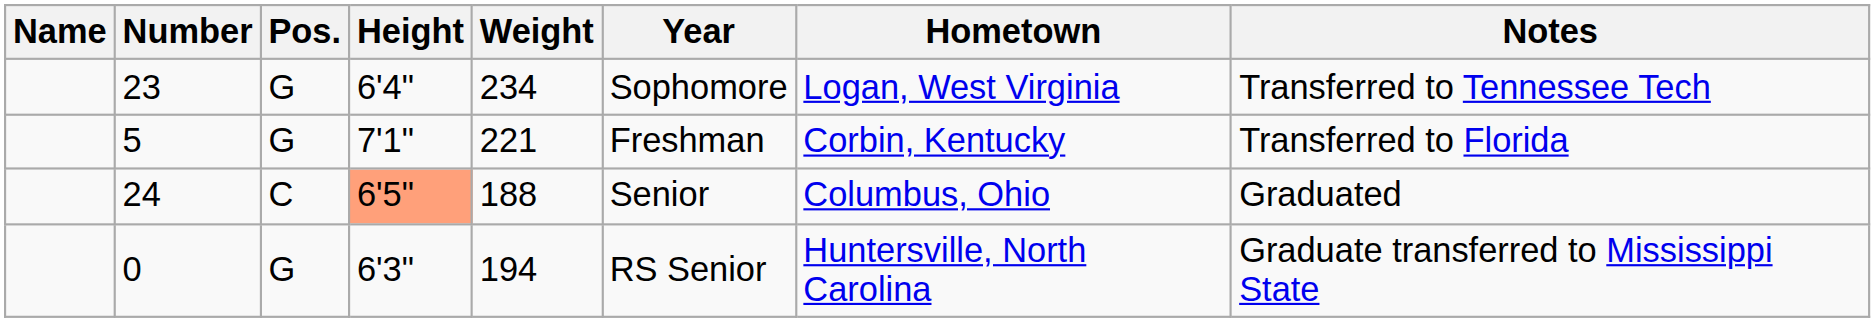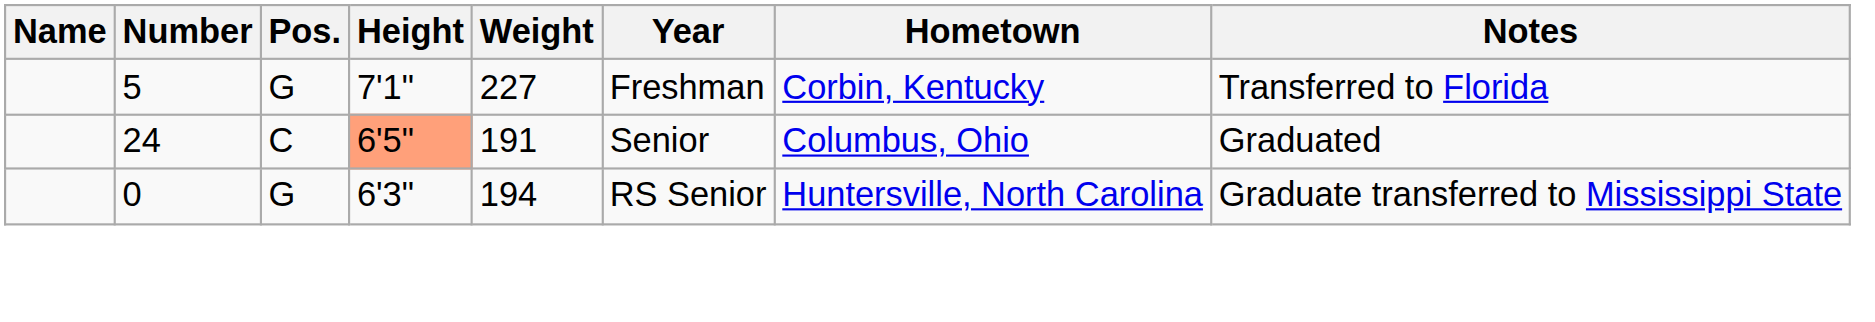- row: (142, 86)
(508, 140) 221 -> (508, 86) 227
(508, 195) 188 -> (508, 140) 191
